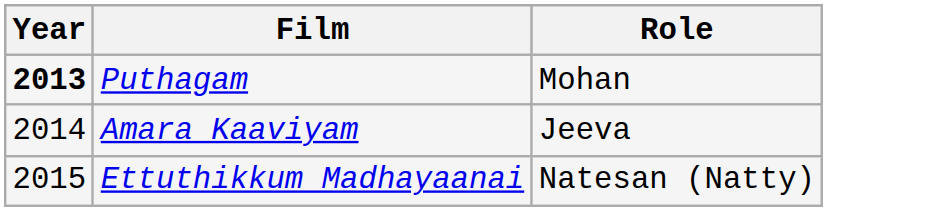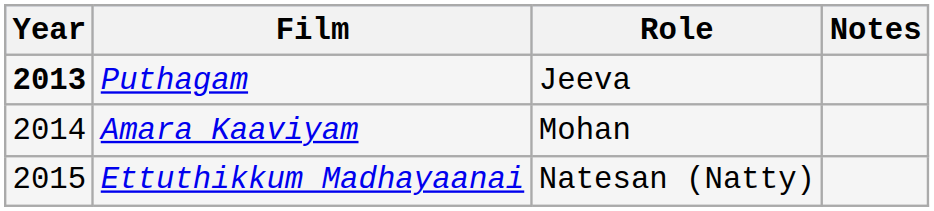+ column: (876, 30)
(585, 80) Mohan -> (585, 80) Jeeva
(585, 130) Jeeva -> (585, 130) Mohan
